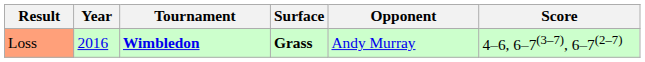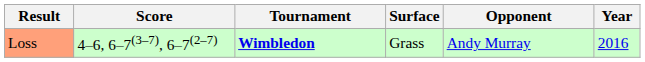columns swapped: (97, 16) <-> (559, 16)
(293, 43) bold -> (407, 43) normal
